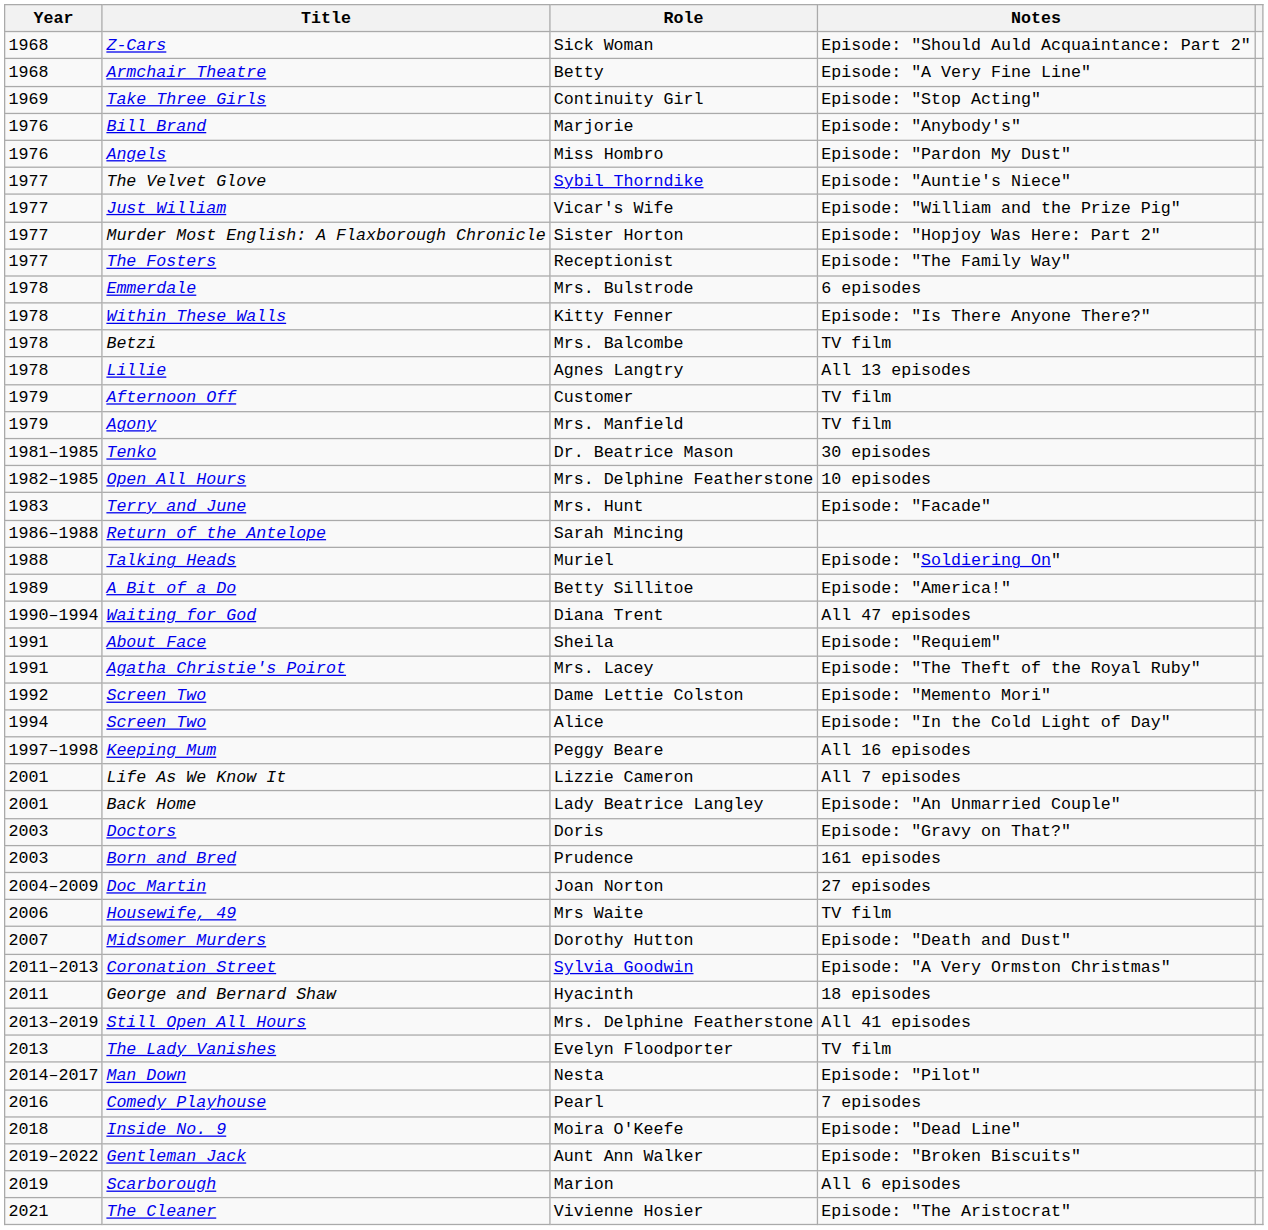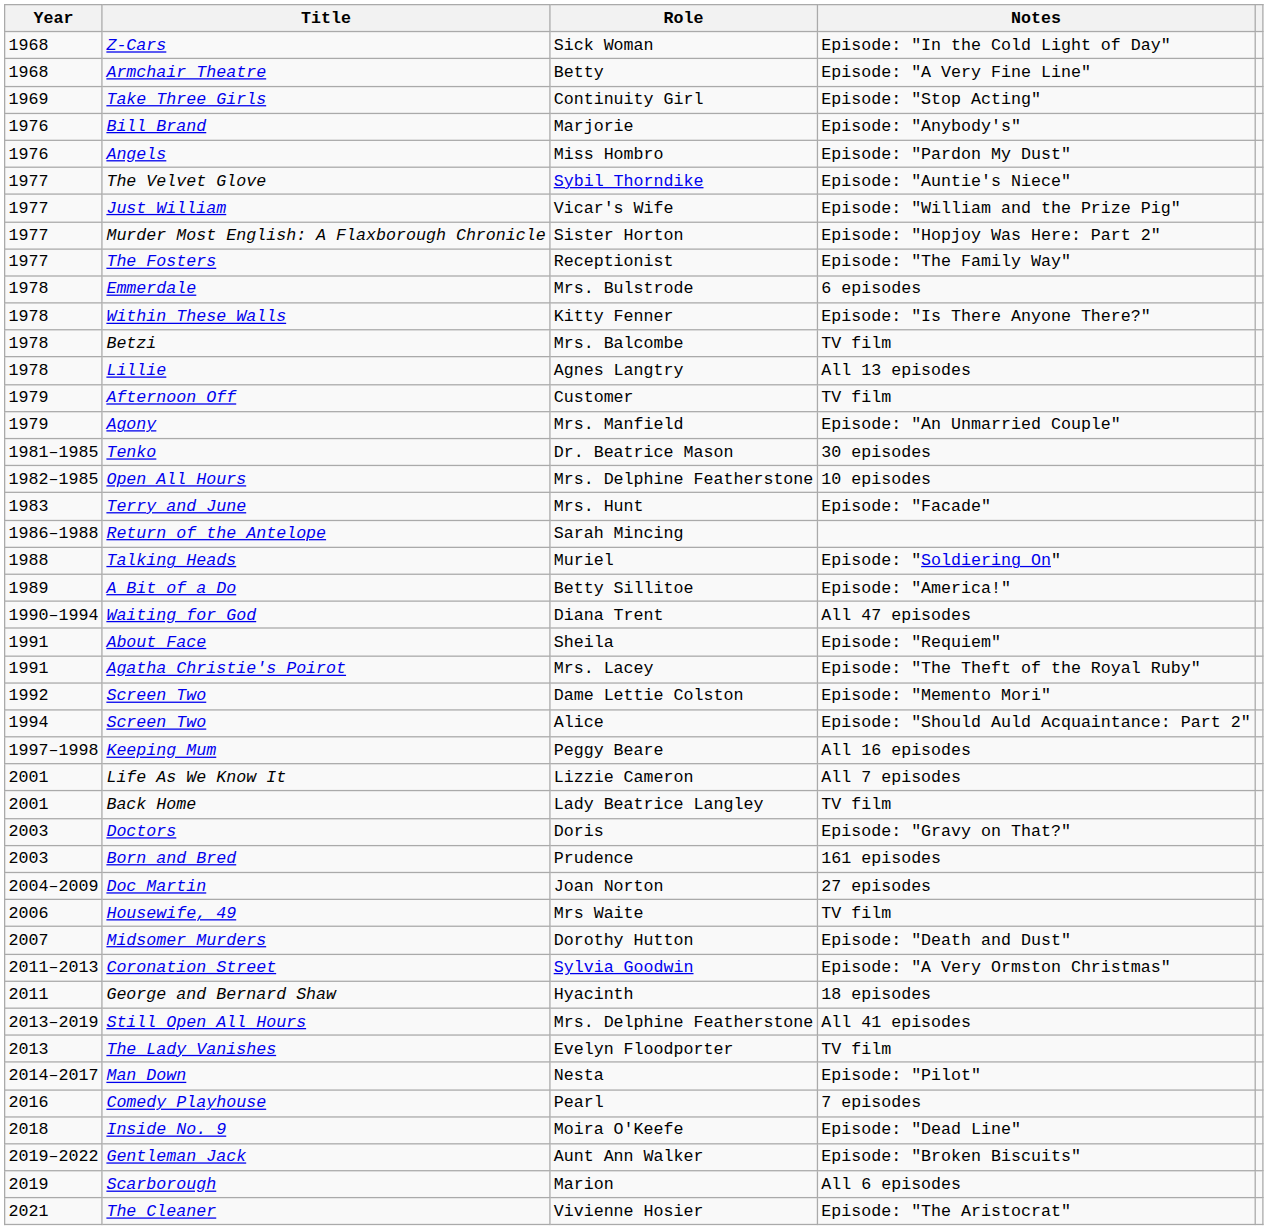(1036, 45) Episode: "Should Auld Acquaintance: Part 2" -> (996, 45) Episode: "In the Cold Light of Day"
(856, 425) TV film -> (971, 425) Episode: "An Unmarried Couple"
(996, 723) Episode: "In the Cold Light of Day" -> (1036, 723) Episode: "Should Auld Acquaintance: Part 2"
(971, 805) Episode: "An Unmarried Couple" -> (856, 805) TV film
